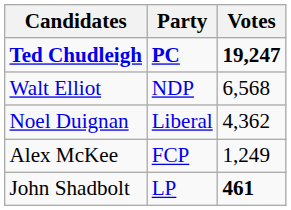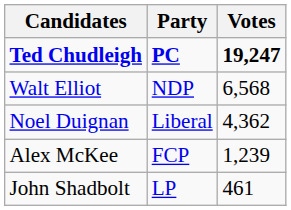(246, 155) 1,249 -> (246, 155) 1,239
(238, 188) bold -> (238, 188) normal
